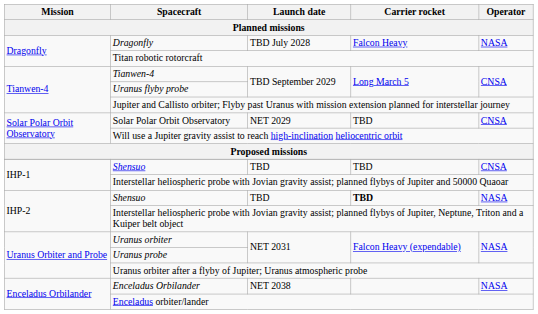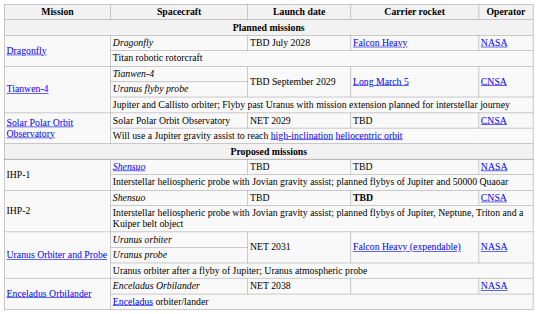(494, 167) CNSA -> (494, 167) NASA
(494, 197) NASA -> (494, 197) CNSA
